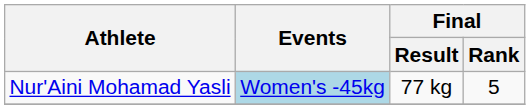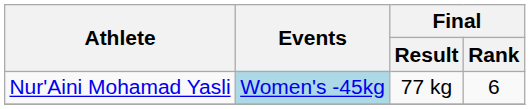(494, 87) 5 -> (494, 87) 6
